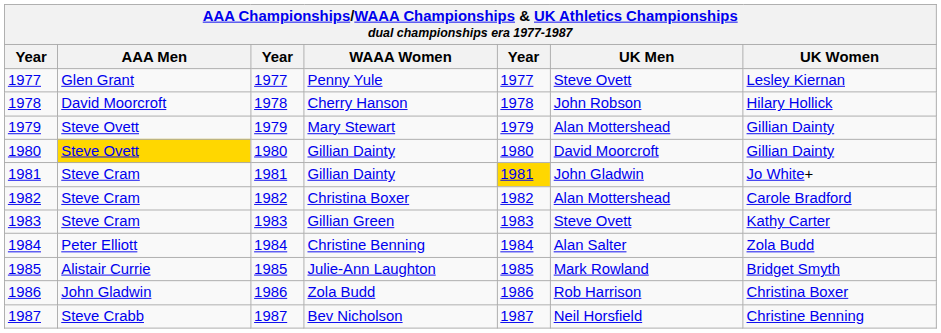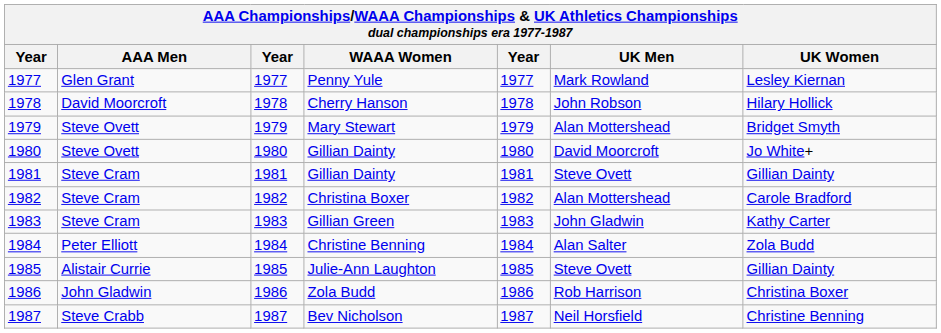(593, 80) Steve Ovett -> (601, 80) Mark Rowland
(790, 127) Gillian Dainty -> (793, 127) Bridget Smyth
(100, 151) gold background -> (100, 151) no background
(790, 151) Gillian Dainty -> (780, 151) Jo White+
(517, 174) gold background -> (517, 174) no background
(599, 174) John Gladwin -> (593, 174) Steve Ovett
(780, 174) Jo White+ -> (790, 174) Gillian Dainty
(593, 221) Steve Ovett -> (599, 221) John Gladwin
(601, 269) Mark Rowland -> (593, 269) Steve Ovett
(793, 269) Bridget Smyth -> (790, 269) Gillian Dainty
